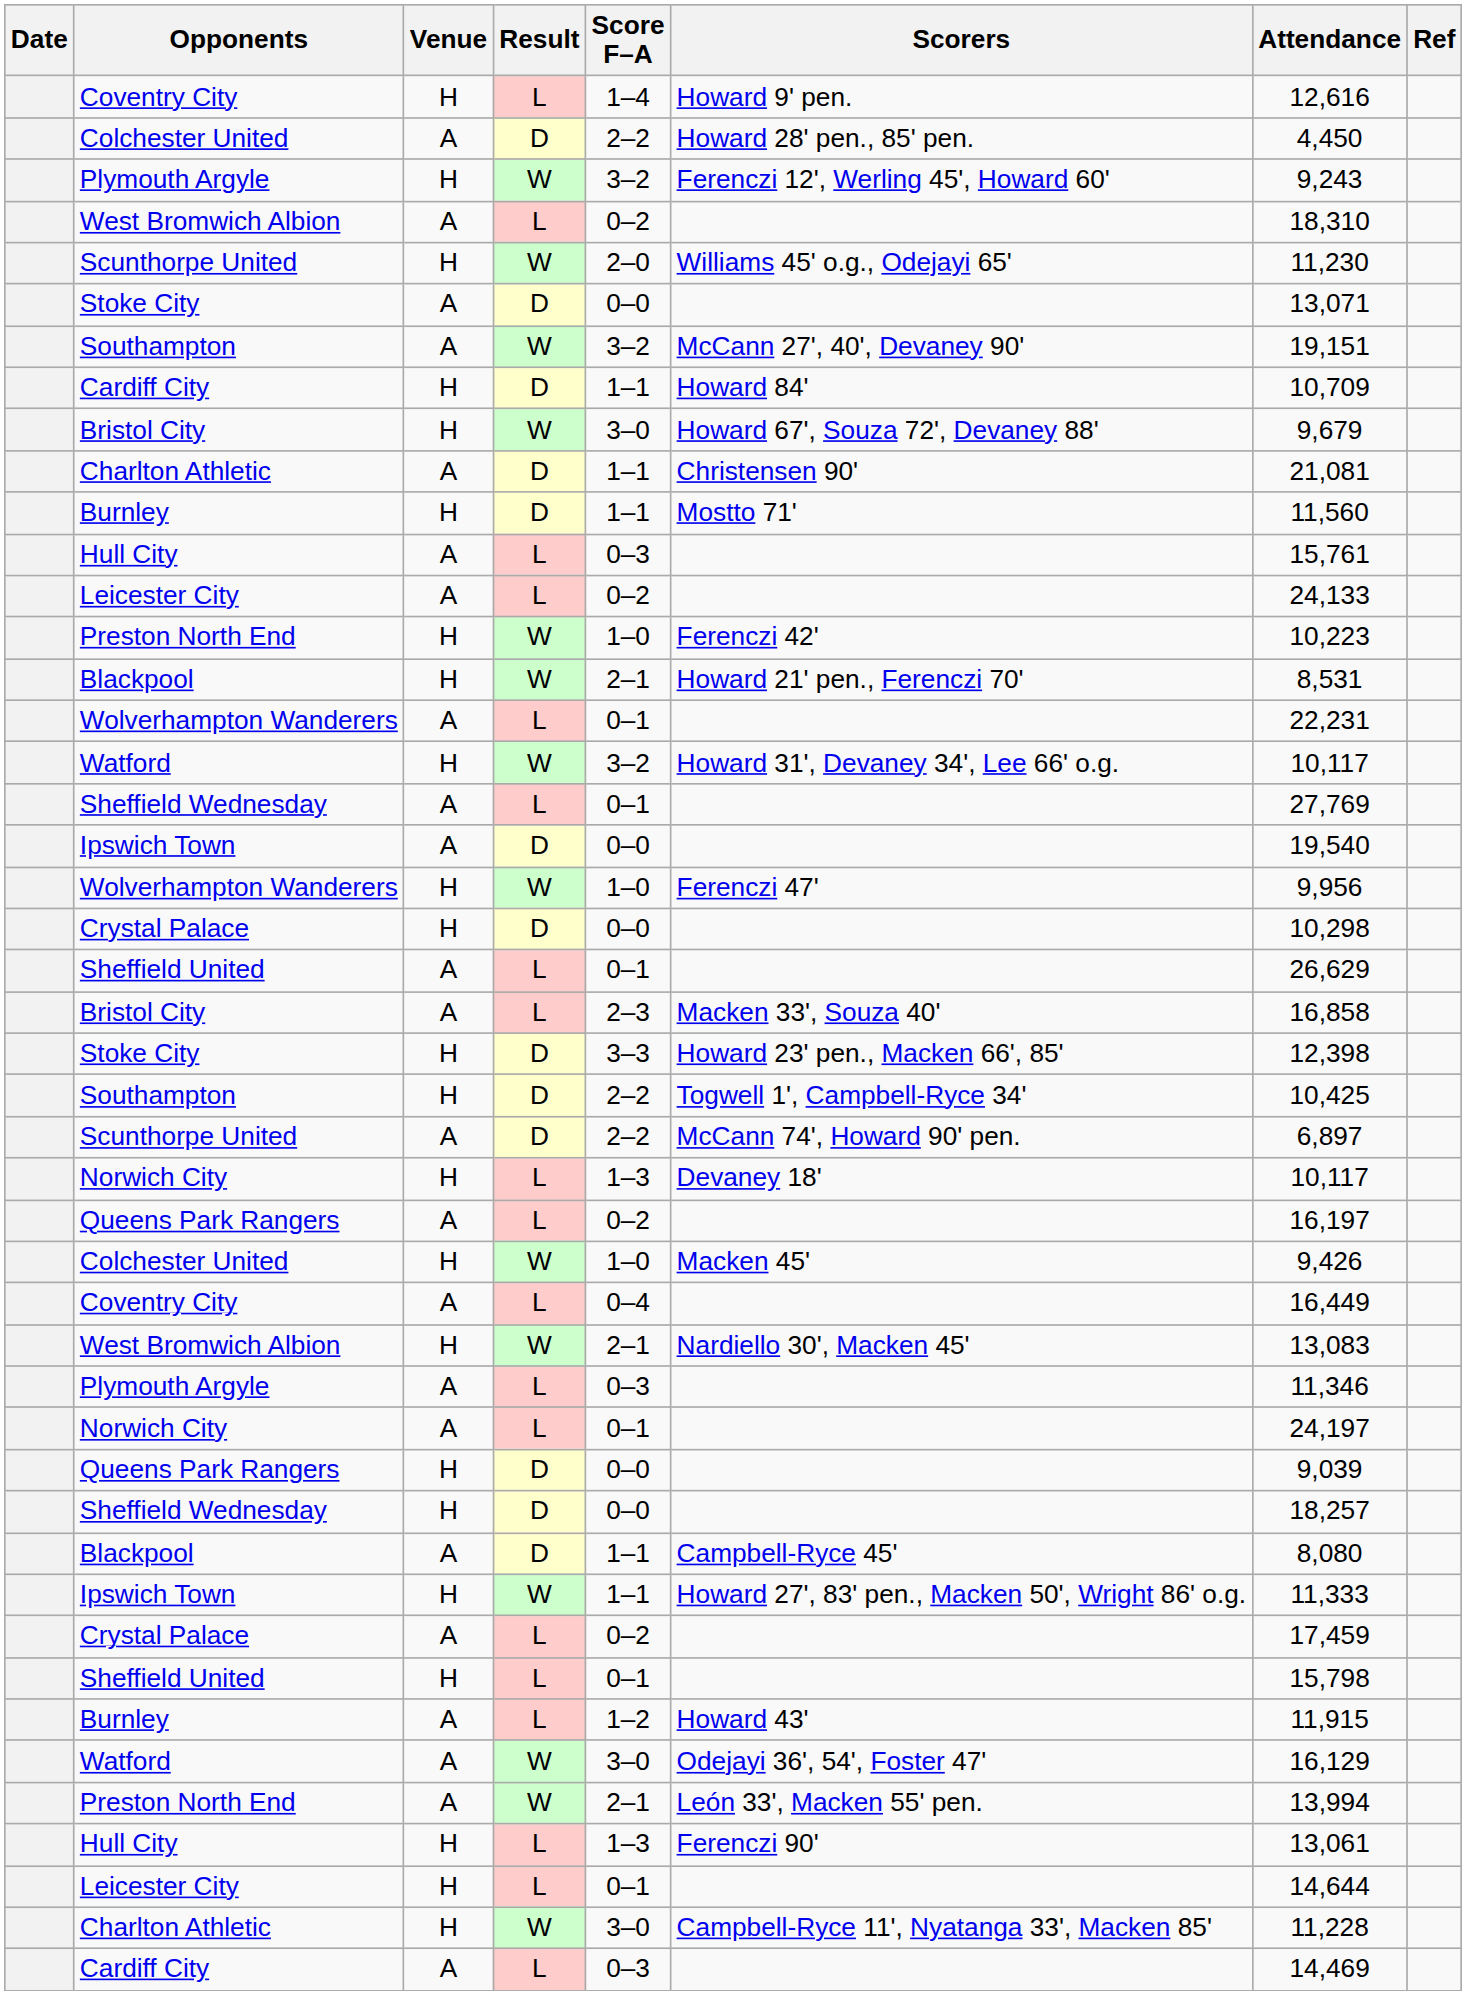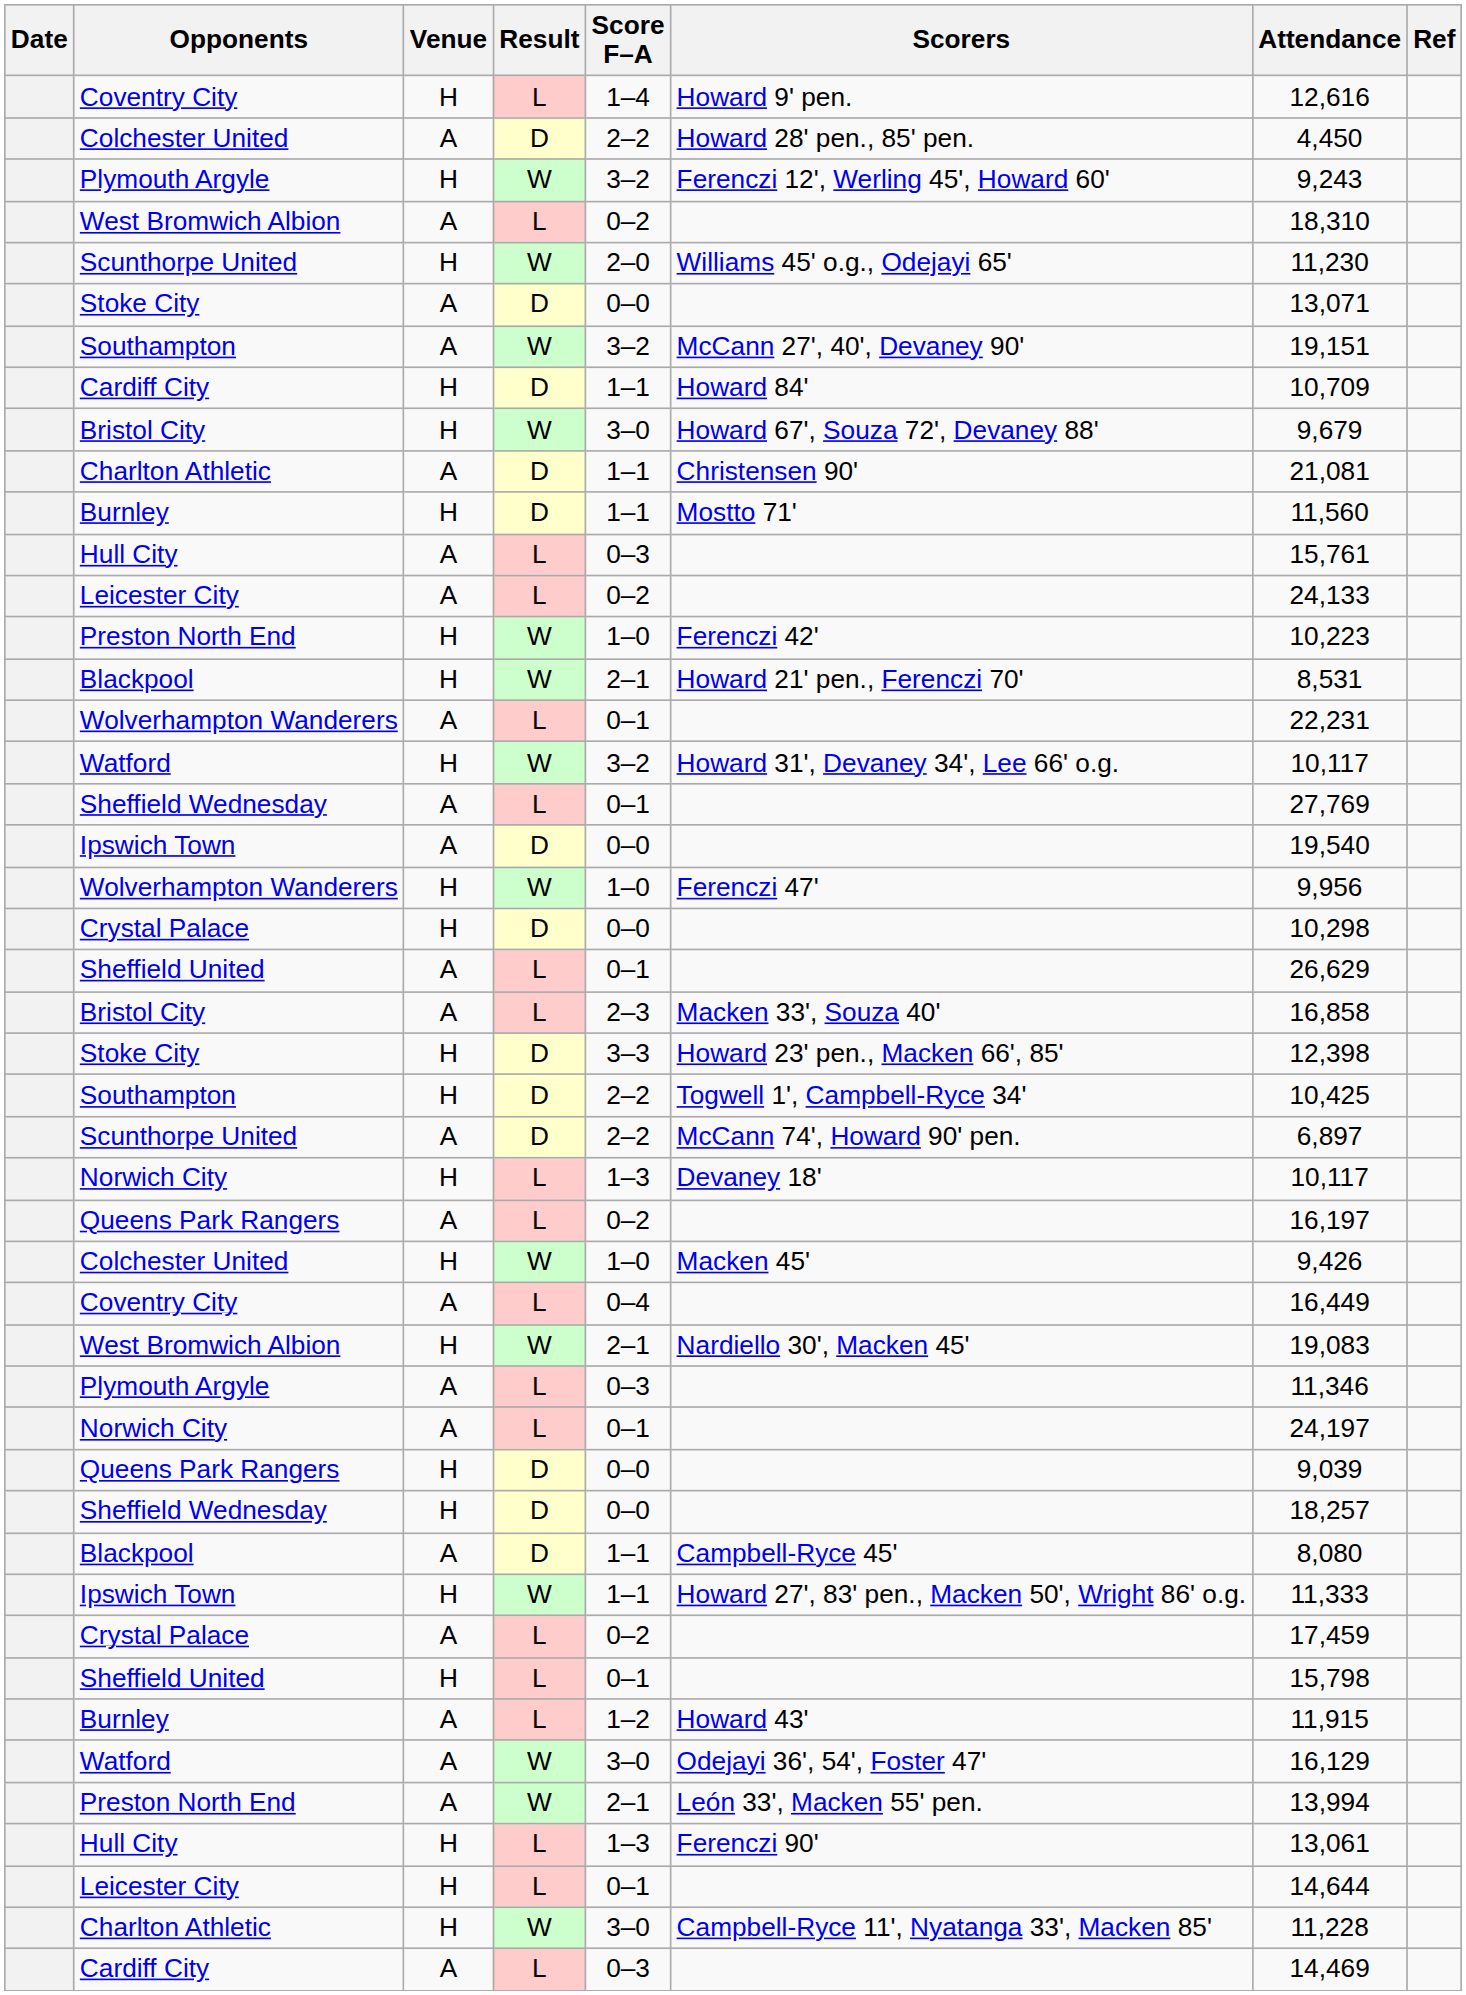(1330, 1344) 13,083 -> (1330, 1344) 19,083
